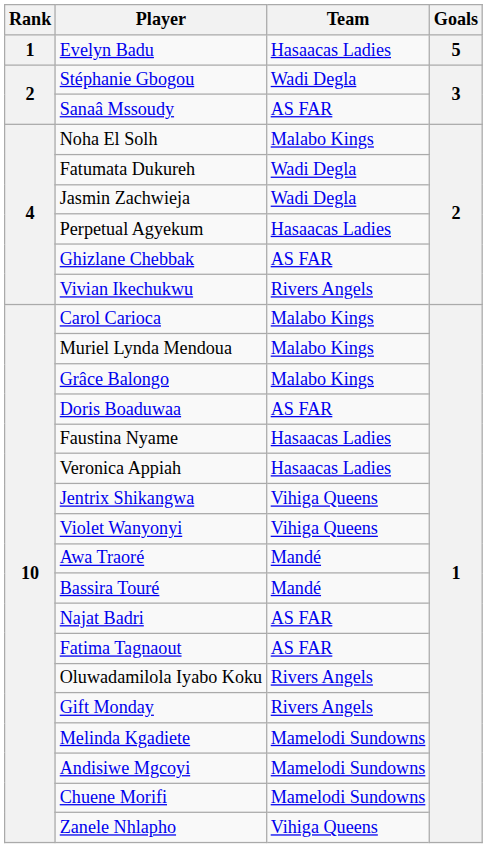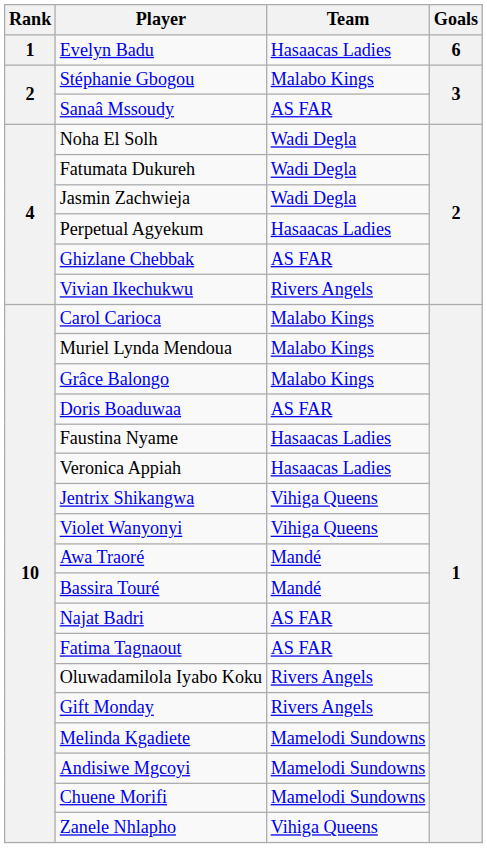(456, 49) 5 -> (456, 49) 6
(314, 79) Wadi Degla -> (322, 79) Malabo Kings
(322, 139) Malabo Kings -> (314, 139) Wadi Degla
